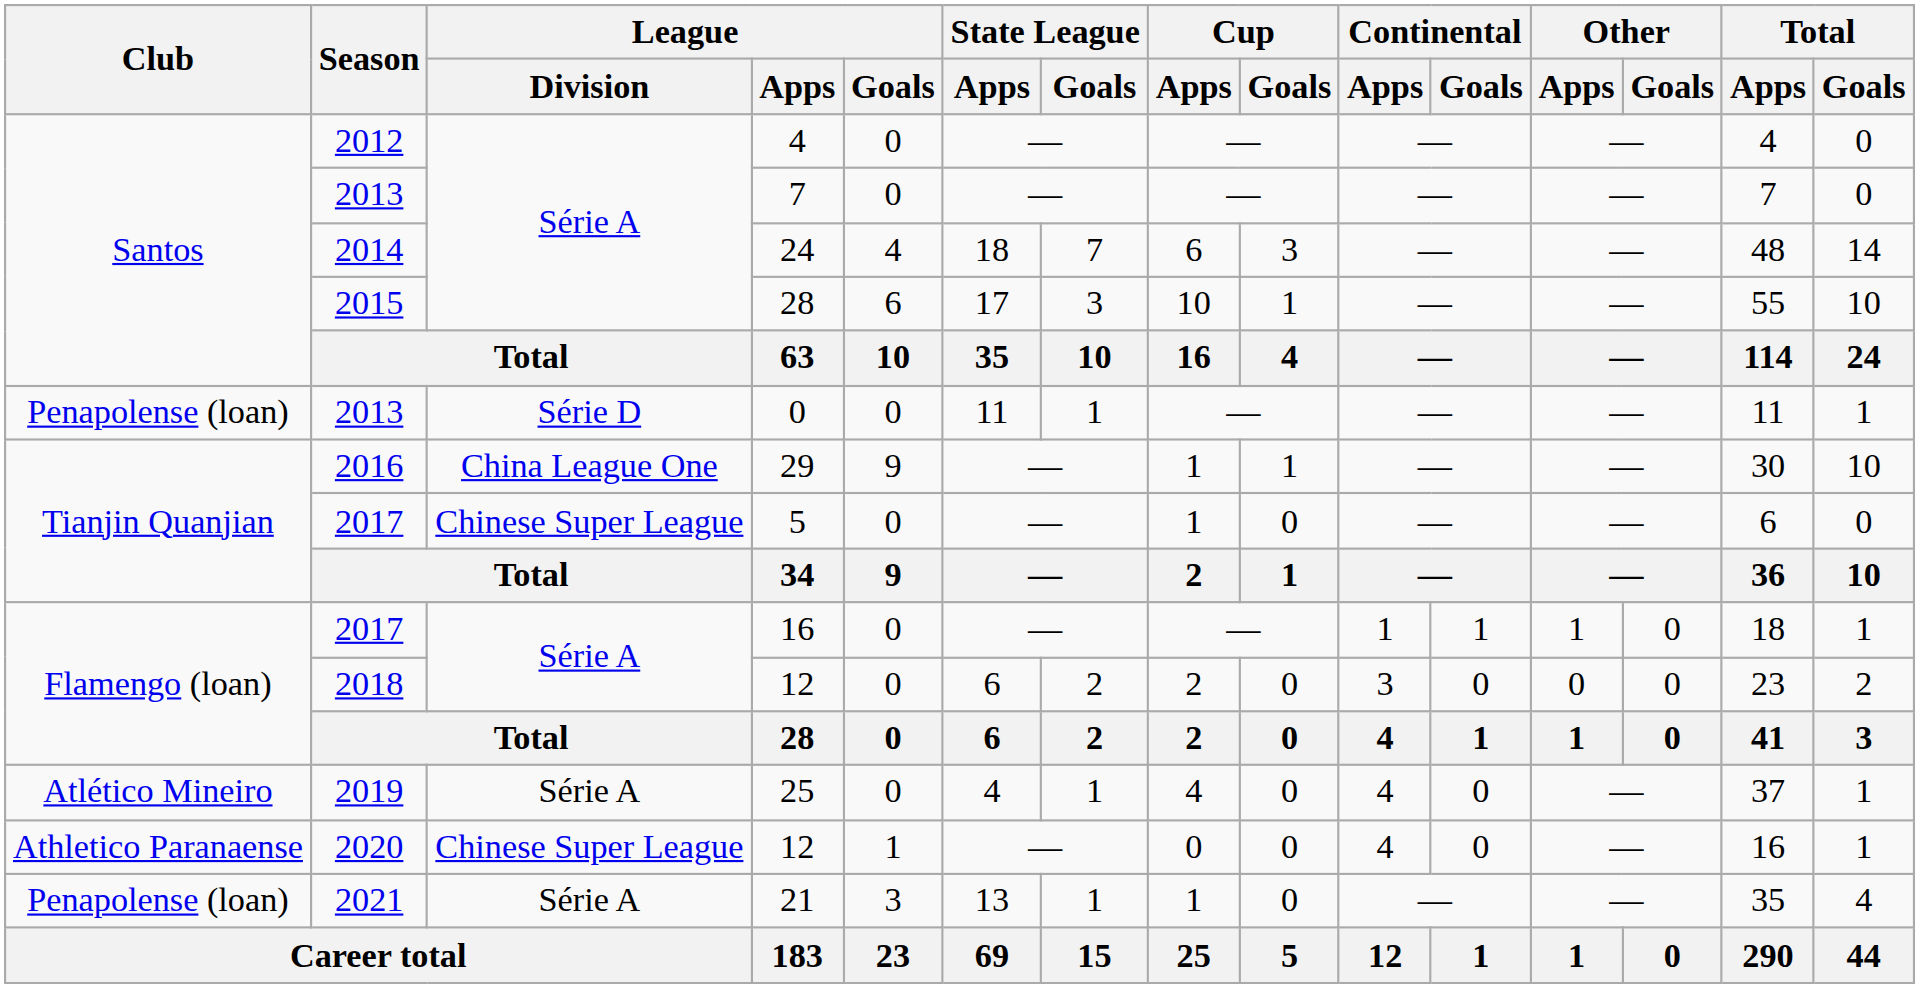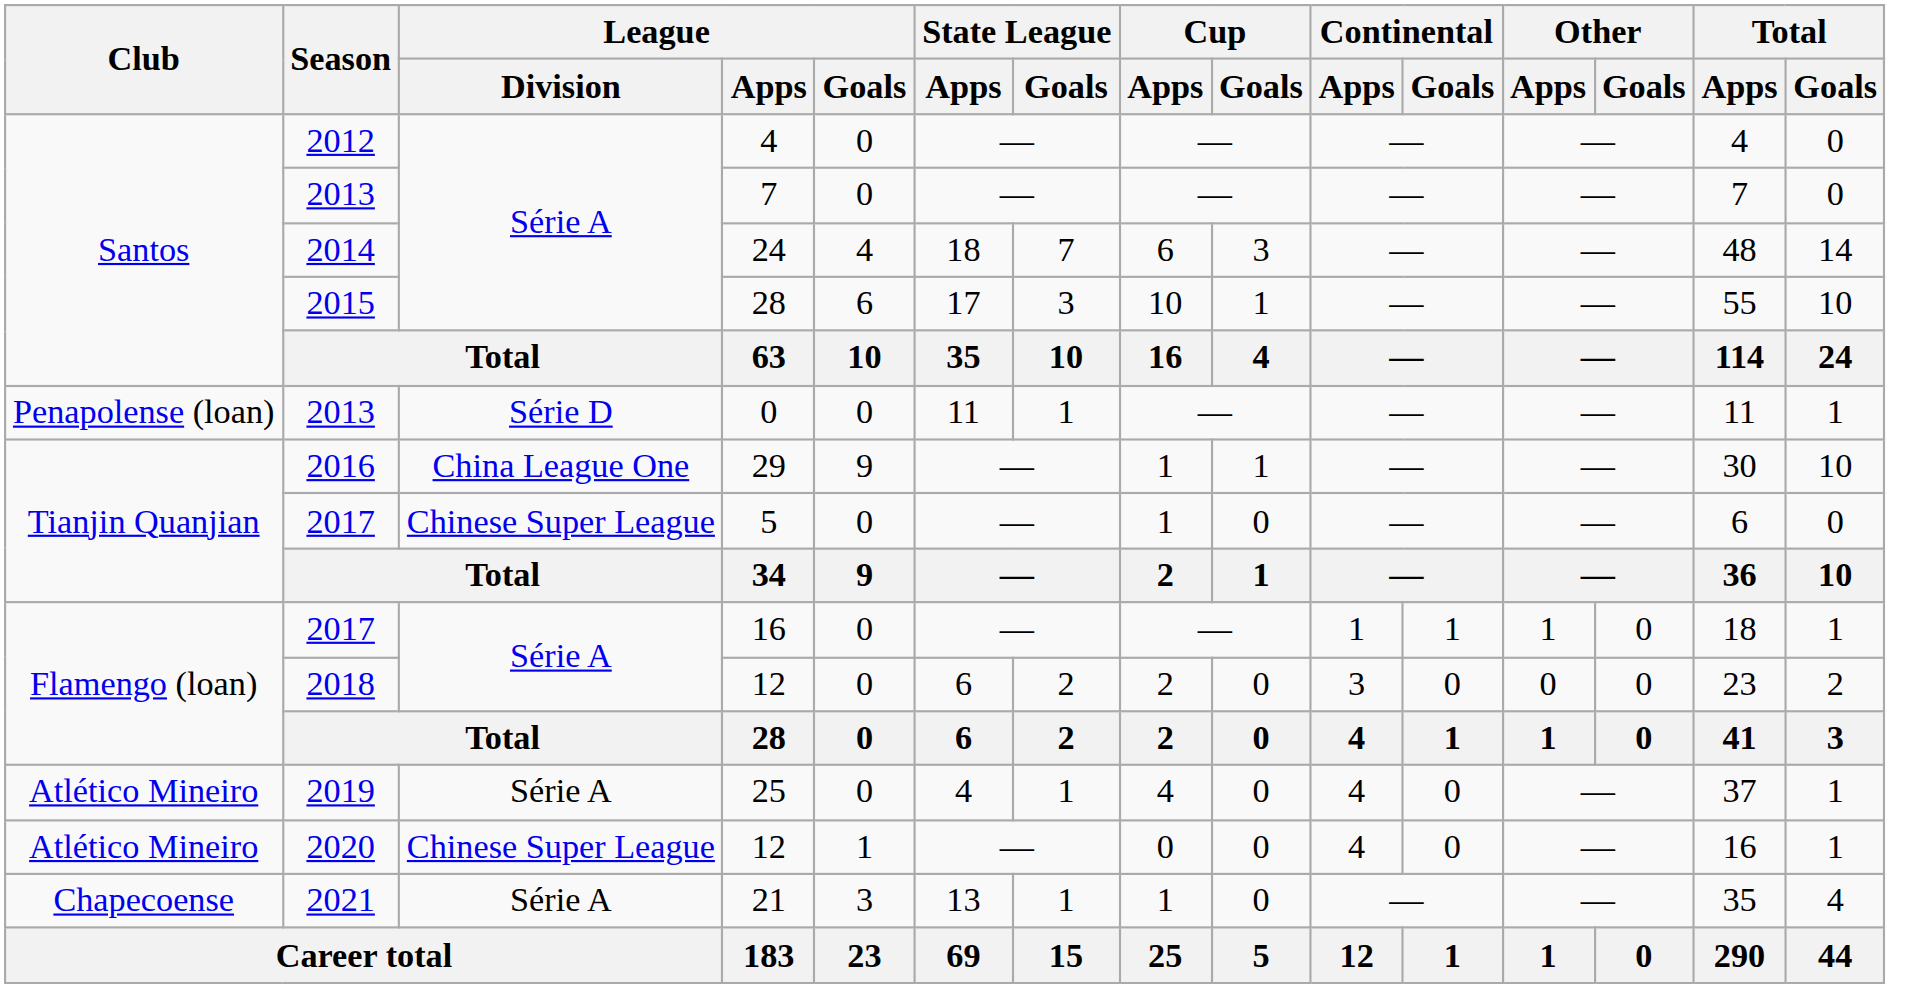(158, 846) Athletico Paranaense -> (144, 846) Atlético Mineiro
(158, 900) Penapolense (loan) -> (144, 900) Chapecoense
